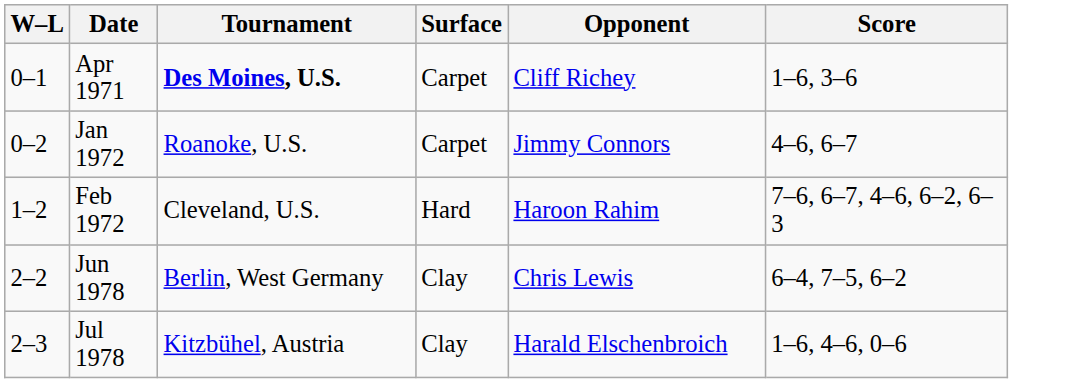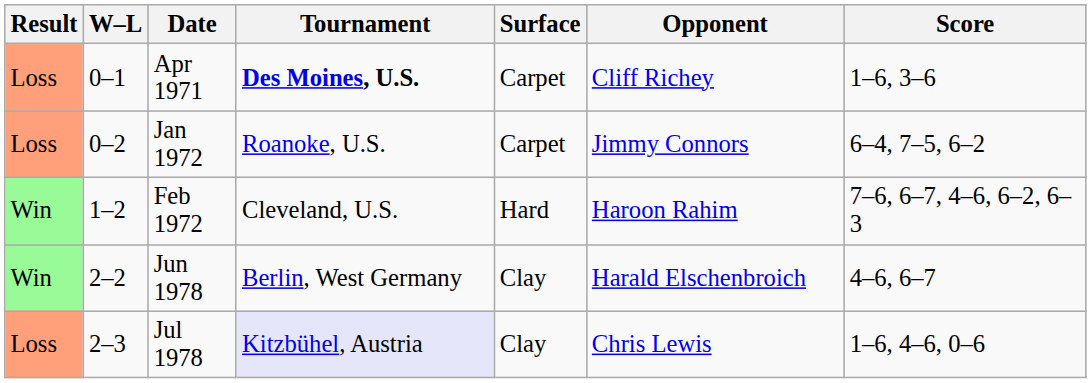+ column: (44, 24)
(814, 143) 4–6, 6–7 -> (917, 143) 6–4, 7–5, 6–2
(573, 277) Chris Lewis -> (699, 277) Harald Elschenbroich
(839, 277) 6–4, 7–5, 6–2 -> (893, 277) 4–6, 6–7
(254, 344) no background -> (332, 344) lavender background
(621, 344) Harald Elschenbroich -> (652, 344) Chris Lewis
